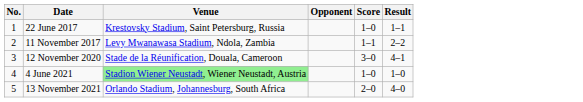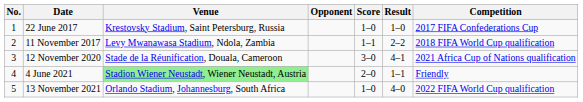+ column: (496, 12)
(398, 27) 1–1 -> (398, 27) 1–0
(368, 74) 1–0 -> (368, 74) 2–0
(398, 74) 1–0 -> (398, 74) 1–1
(368, 89) 2–0 -> (368, 89) 1–0
